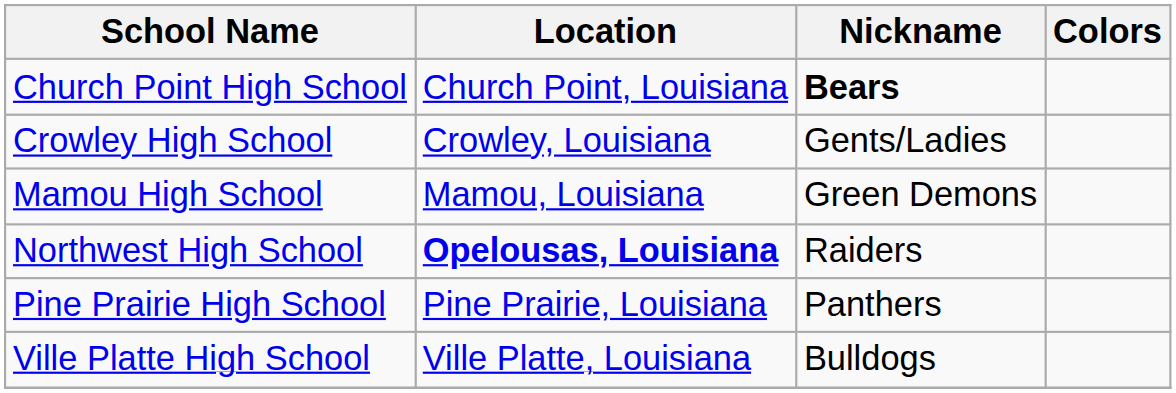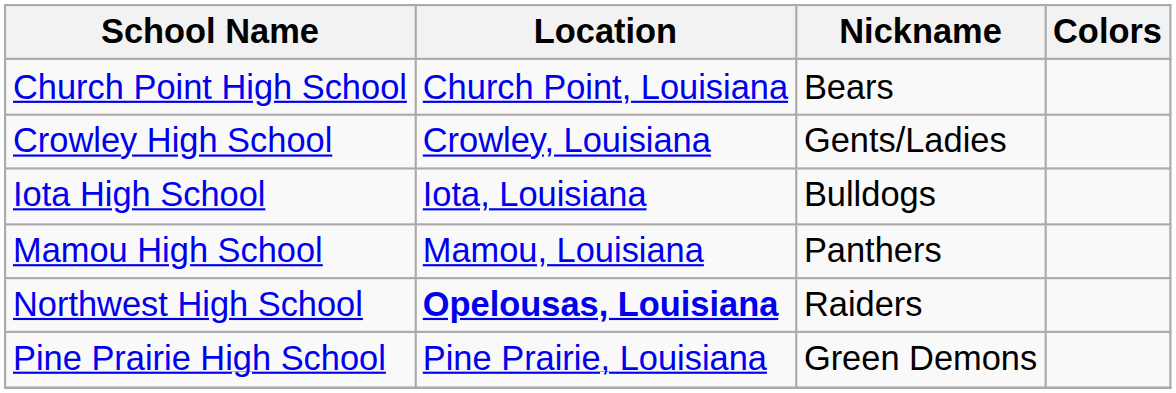(852, 86) bold -> (849, 86) normal
+ row: (139, 195)
(921, 195) Green Demons -> (873, 250) Panthers
(873, 304) Panthers -> (921, 359) Green Demons
- row: (191, 359)
